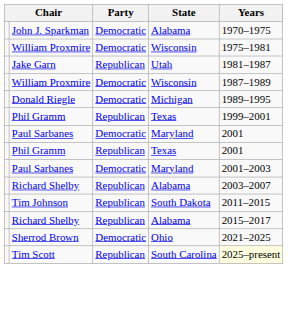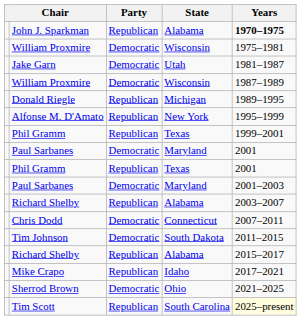(121, 30) Democratic -> (133, 30) Republican
(246, 30) normal -> (259, 30) bold
(120, 64) Republican -> (134, 64) Democratic
(121, 99) Democratic -> (133, 99) Republican
+ row: (58, 116)
+ row: (37, 220)
(120, 202) Republican -> (134, 237) Democratic
+ row: (38, 271)
